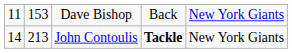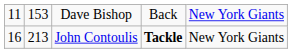(14, 37) 14 -> (14, 37) 16
